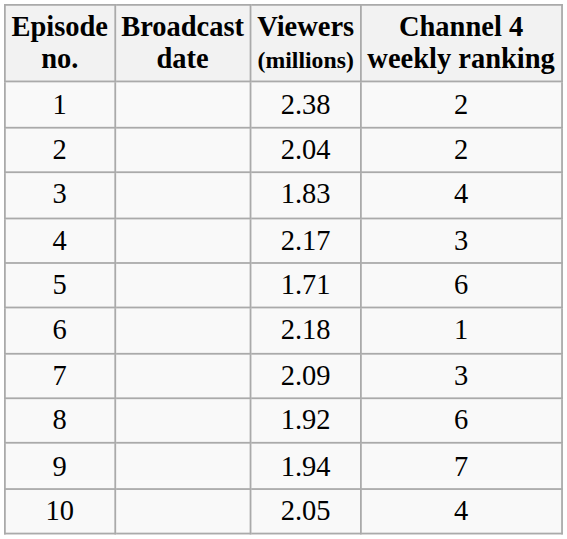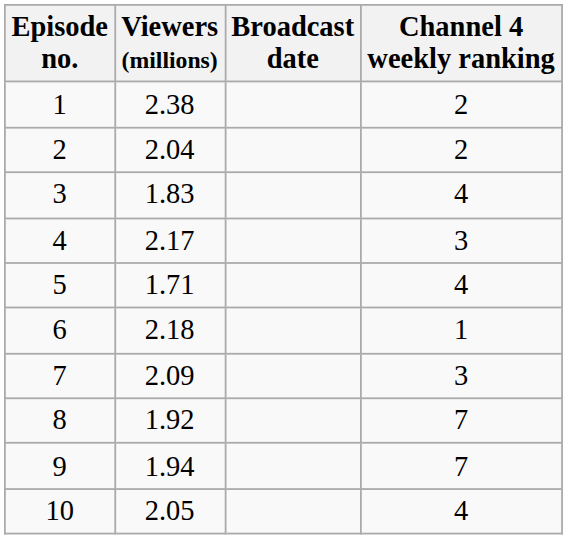columns swapped: (183, 43) <-> (306, 43)
(461, 284) 6 -> (461, 284) 4
(461, 420) 6 -> (461, 420) 7
